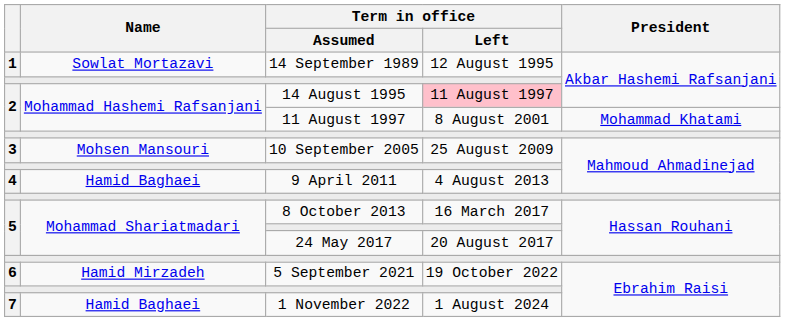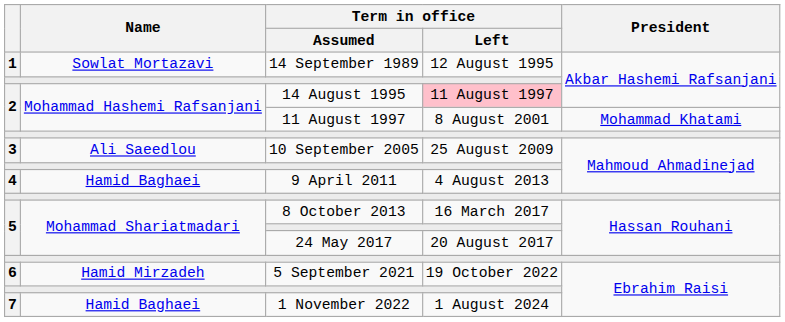(143, 150) Mohsen Mansouri -> (143, 150) Ali Saeedlou
